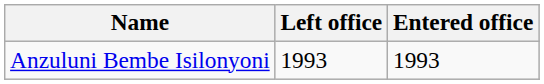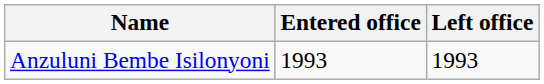columns swapped: (463, 23) <-> (331, 23)
